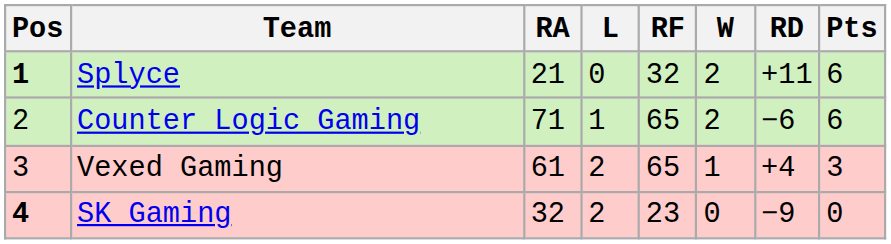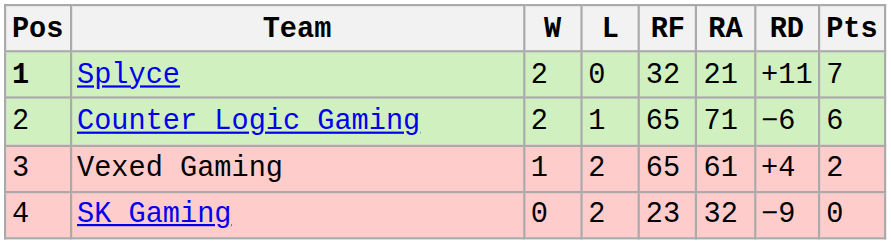columns swapped: (725, 28) <-> (553, 28)
(835, 75) 6 -> (835, 75) 7
(835, 168) 3 -> (835, 168) 2
(20, 215) bold -> (20, 215) normal
